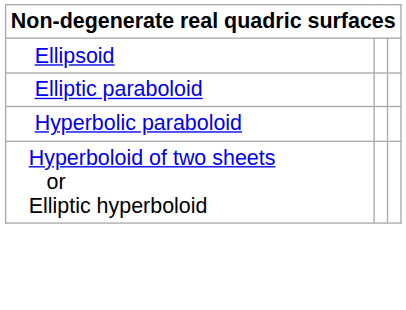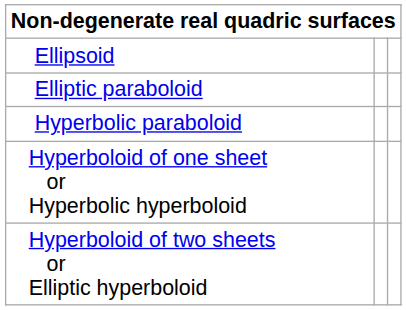+ row: (139, 181)
